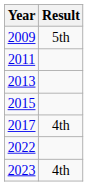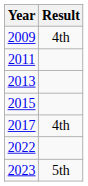(61, 37) 5th -> (61, 37) 4th
(61, 170) 4th -> (61, 170) 5th
